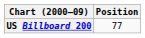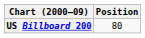(117, 26) 77 -> (117, 26) 80
